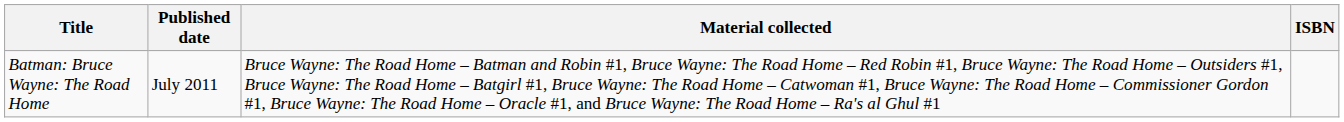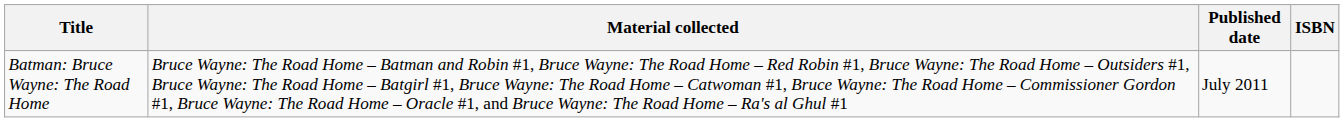columns swapped: (766, 27) <-> (194, 27)
